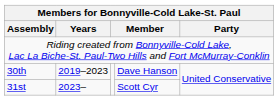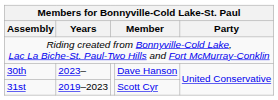(83, 71) 2019–2023 -> (72, 71) 2023–
(72, 87) 2023– -> (83, 87) 2019–2023
